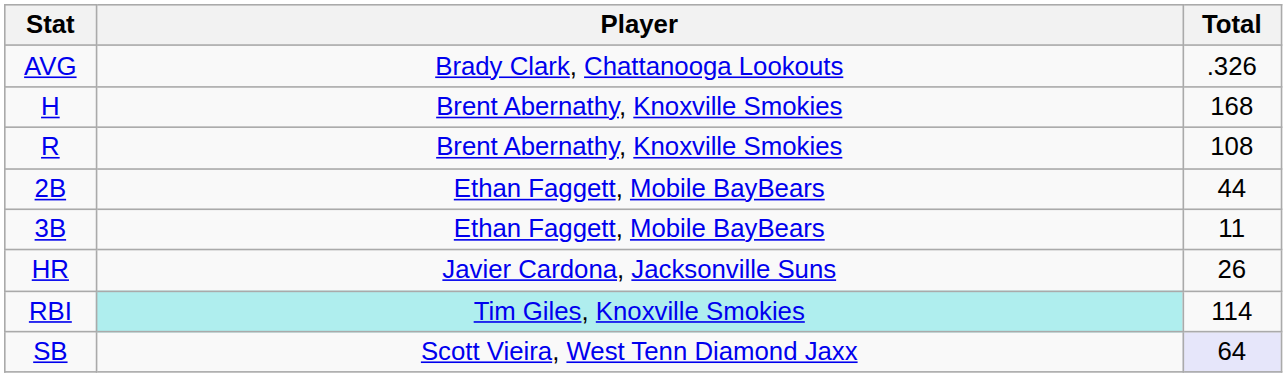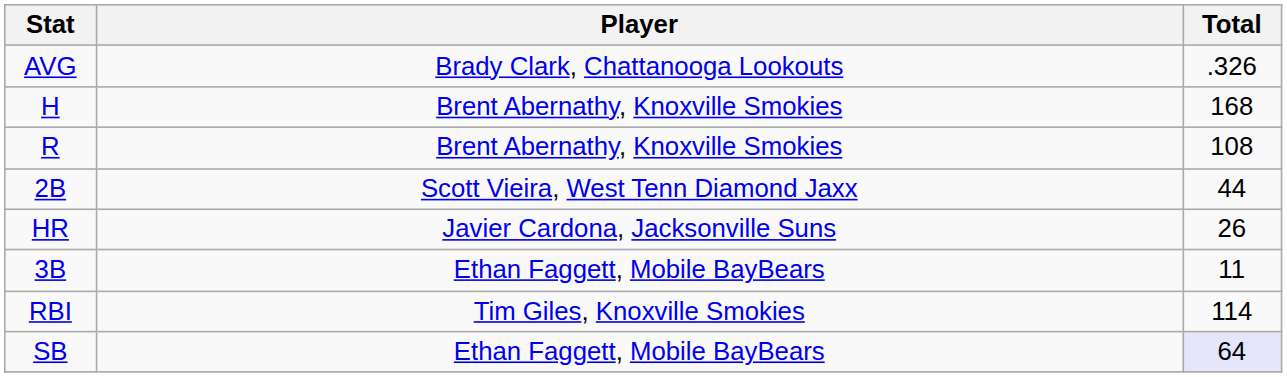(639, 188) Ethan Faggett, Mobile BayBears -> (639, 188) Scott Vieira, West Tenn Diamond Jaxx
rows swapped: (50, 229) <-> (50, 270)
(639, 310) paleturquoise background -> (639, 310) no background
(639, 351) Scott Vieira, West Tenn Diamond Jaxx -> (639, 351) Ethan Faggett, Mobile BayBears
